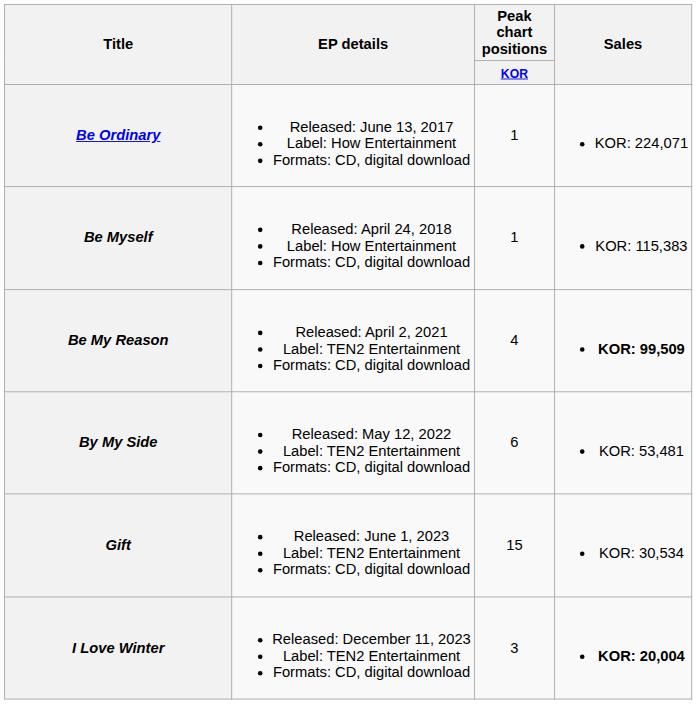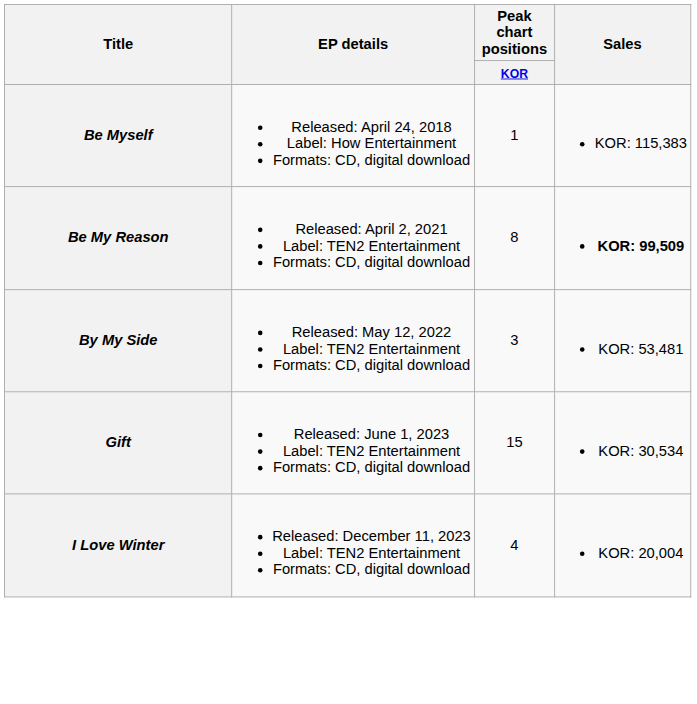- row: (118, 135)
(514, 340) 4 -> (514, 238) 8
(514, 442) 6 -> (514, 340) 3
(514, 647) 3 -> (514, 545) 4
(623, 656) bold -> (622, 554) normal
